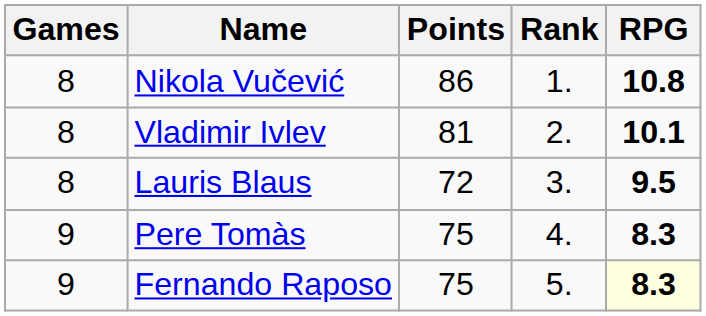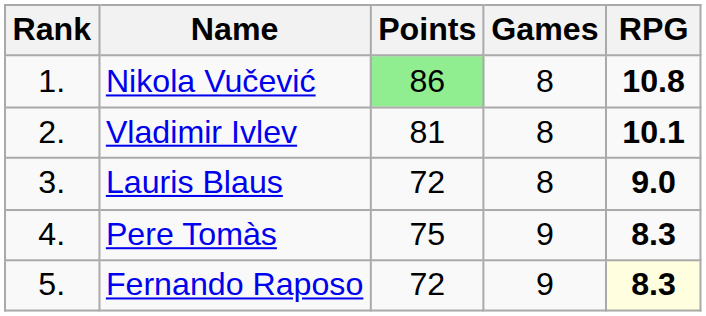columns swapped: (559, 30) <-> (66, 30)
(456, 81) no background -> (427, 81) lightgreen background
(654, 183) 9.5 -> (654, 183) 9.0
(456, 285) 75 -> (427, 285) 72
